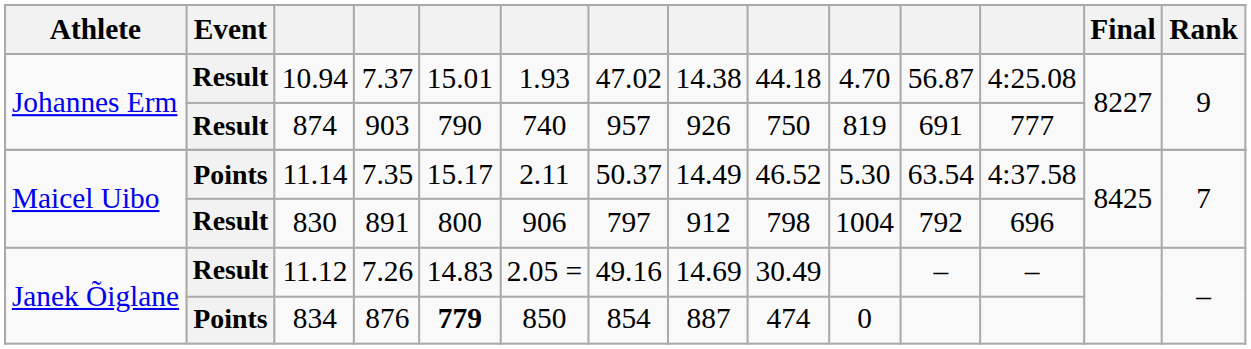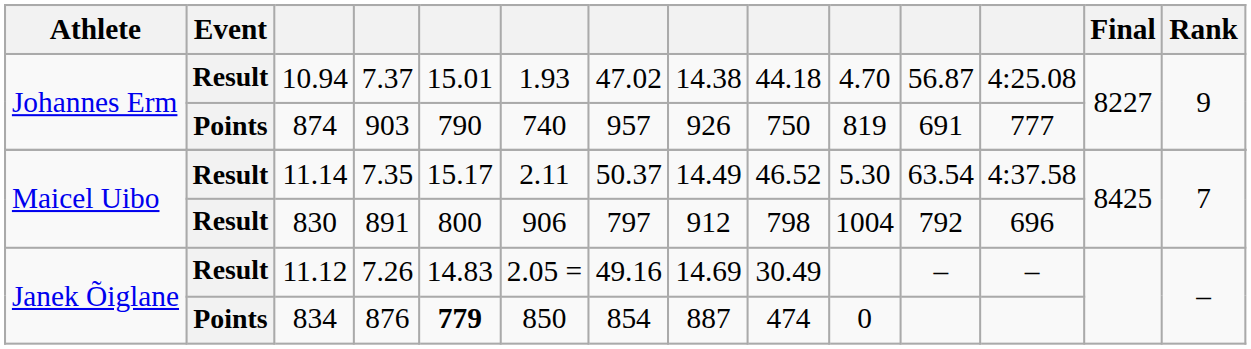(230, 126) Result -> (230, 126) Points
(230, 174) Points -> (230, 174) Result
